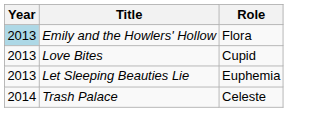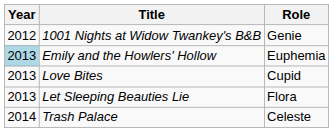+ row: (152, 35)
(237, 35) Flora -> (296, 55) Euphemia
(251, 76) Euphemia -> (282, 96) Flora
